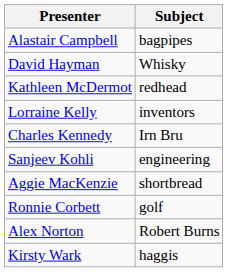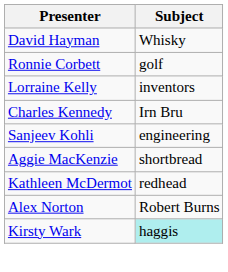- row: (63, 40)
rows swapped: (54, 207) <-> (70, 87)
(159, 254) no background -> (159, 231) paleturquoise background
